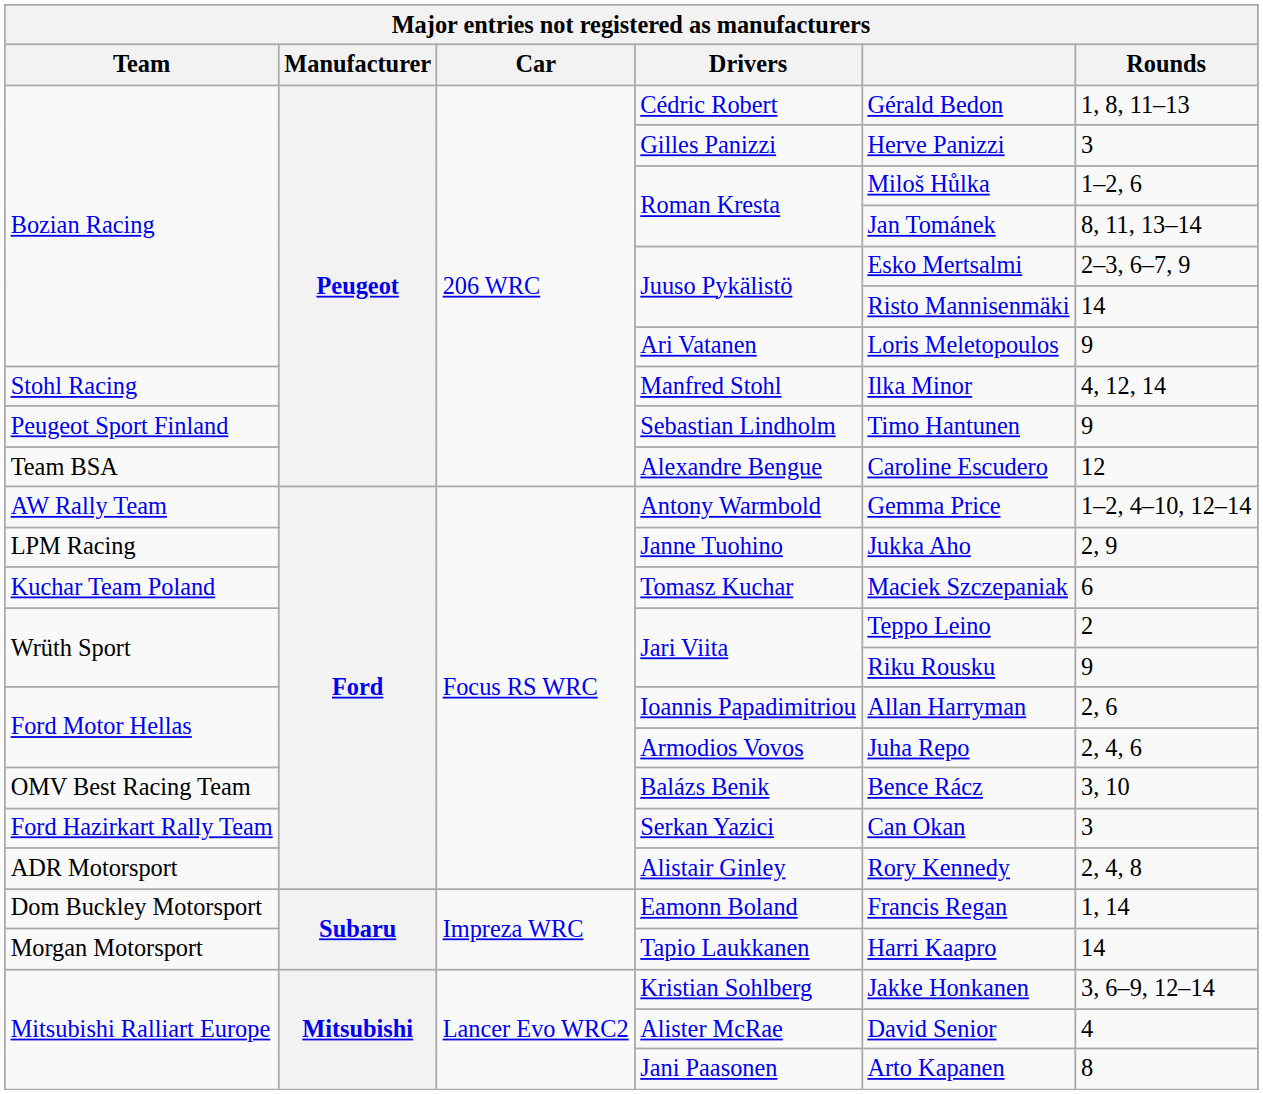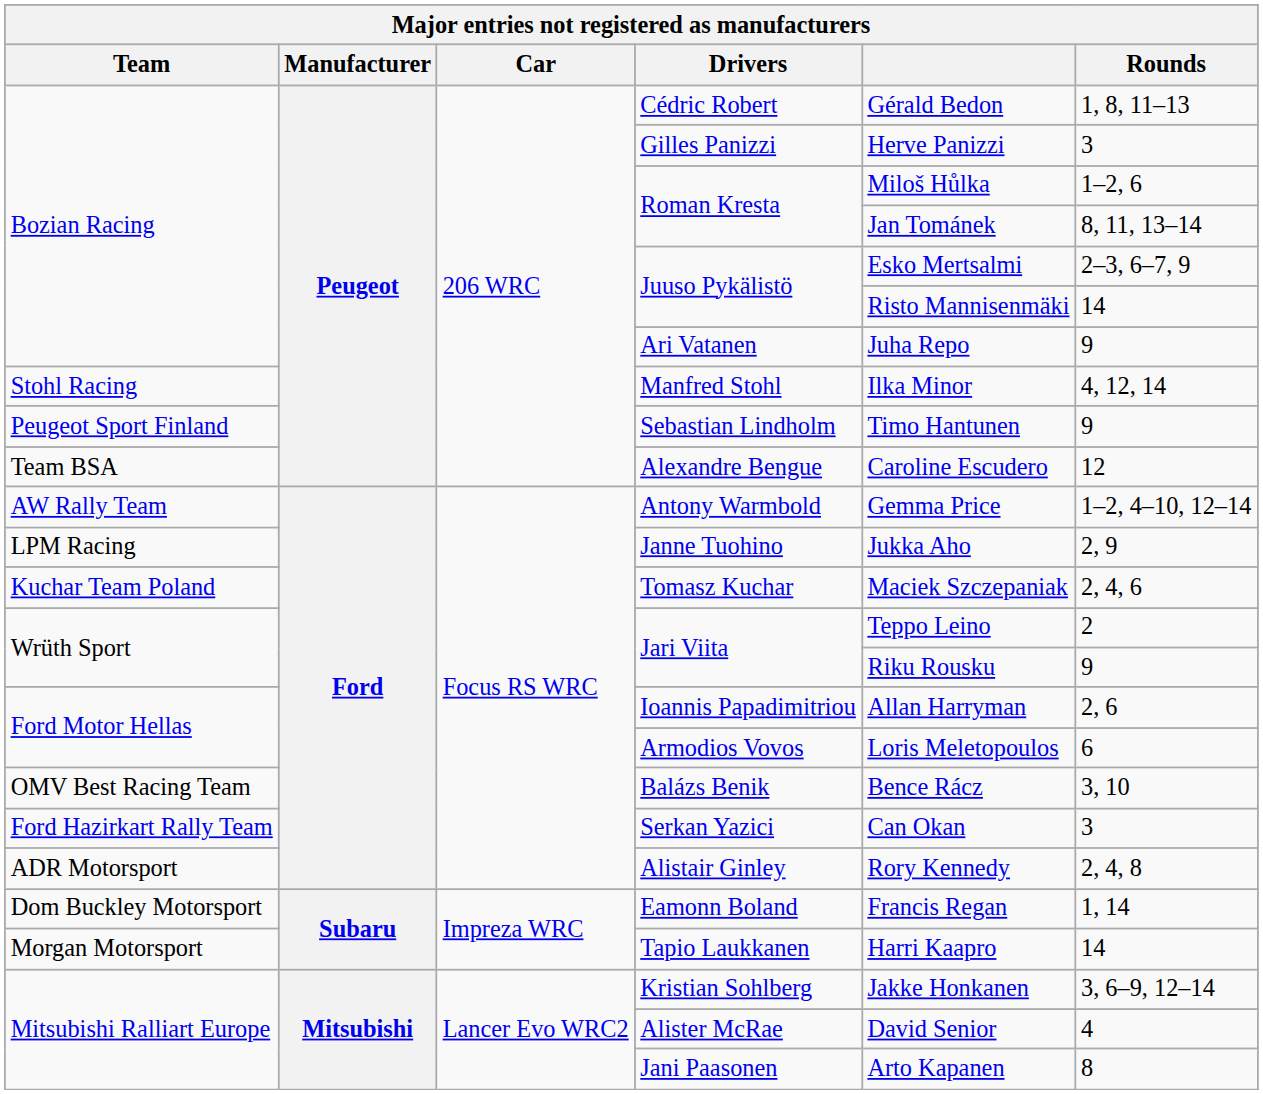(963, 345) Loris Meletopoulos -> (918, 345) Juha Repo
(1087, 586) 6 -> (1111, 586) 2, 4, 6
(918, 747) Juha Repo -> (963, 747) Loris Meletopoulos
(1111, 747) 2, 4, 6 -> (1087, 747) 6
